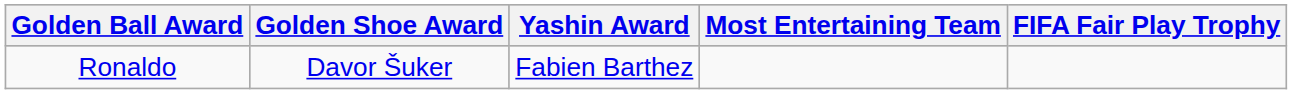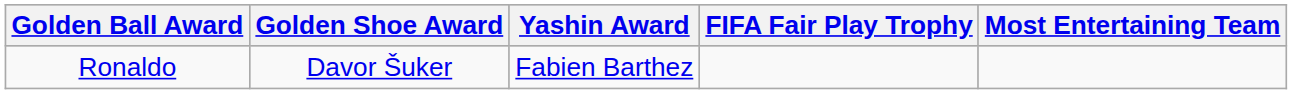columns swapped: (1147, 25) <-> (853, 25)
